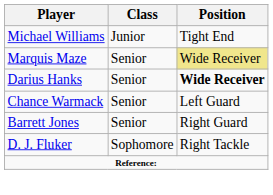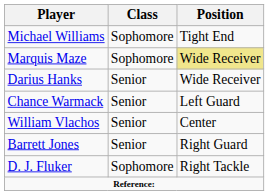(128, 36) Junior -> (142, 36) Sophomore
(129, 58) Senior -> (142, 58) Sophomore
(222, 79) bold -> (220, 79) normal
+ row: (53, 123)
